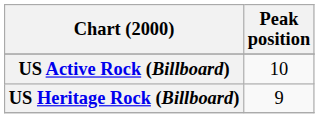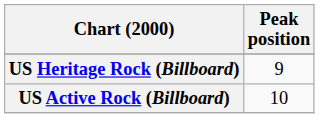rows swapped: (124, 68) <-> (124, 98)
